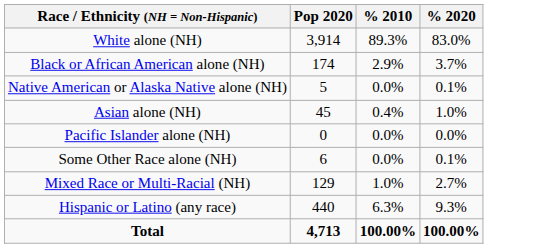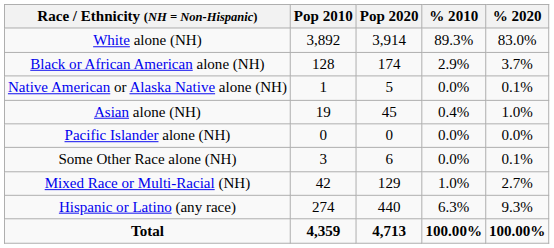+ column: (323, 16)
